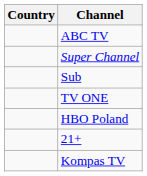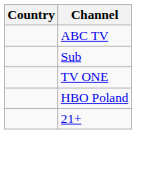- row: (100, 56)
- row: (93, 160)
